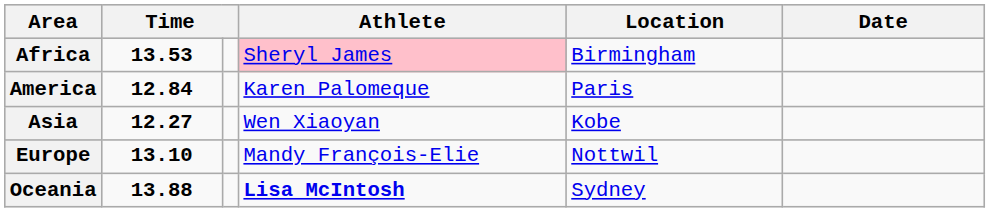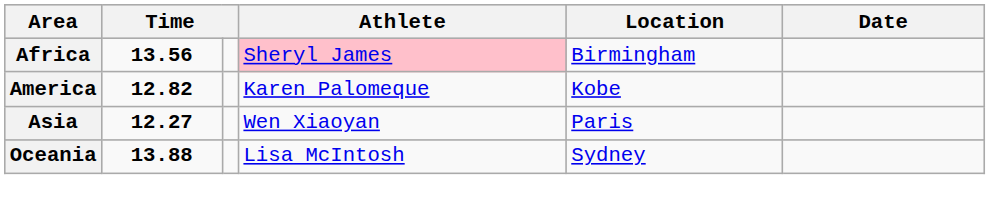(162, 55) 13.53 -> (162, 55) 13.56
(162, 89) 12.84 -> (162, 89) 12.82
(602, 89) Paris -> (596, 89) Kobe
(596, 123) Kobe -> (602, 123) Paris
- row: (53, 156)
(324, 190) bold -> (324, 156) normal
